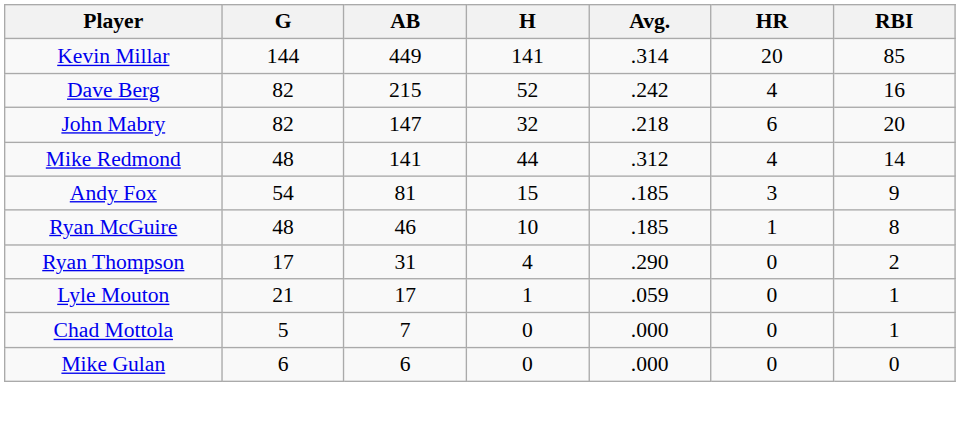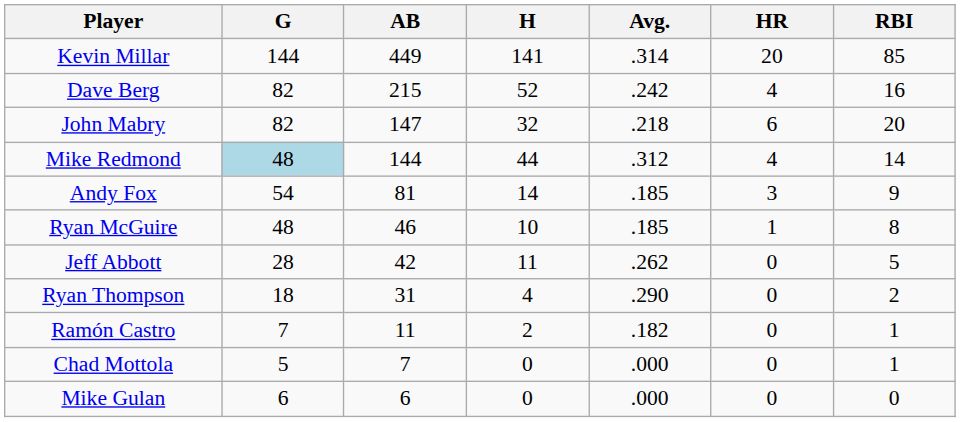(283, 158) no background -> (283, 158) lightblue background
(405, 158) 141 -> (405, 158) 144
(527, 192) 15 -> (527, 192) 14
+ row: (113, 261)
(283, 261) 17 -> (283, 295) 18
- row: (113, 295)
+ row: (113, 329)
